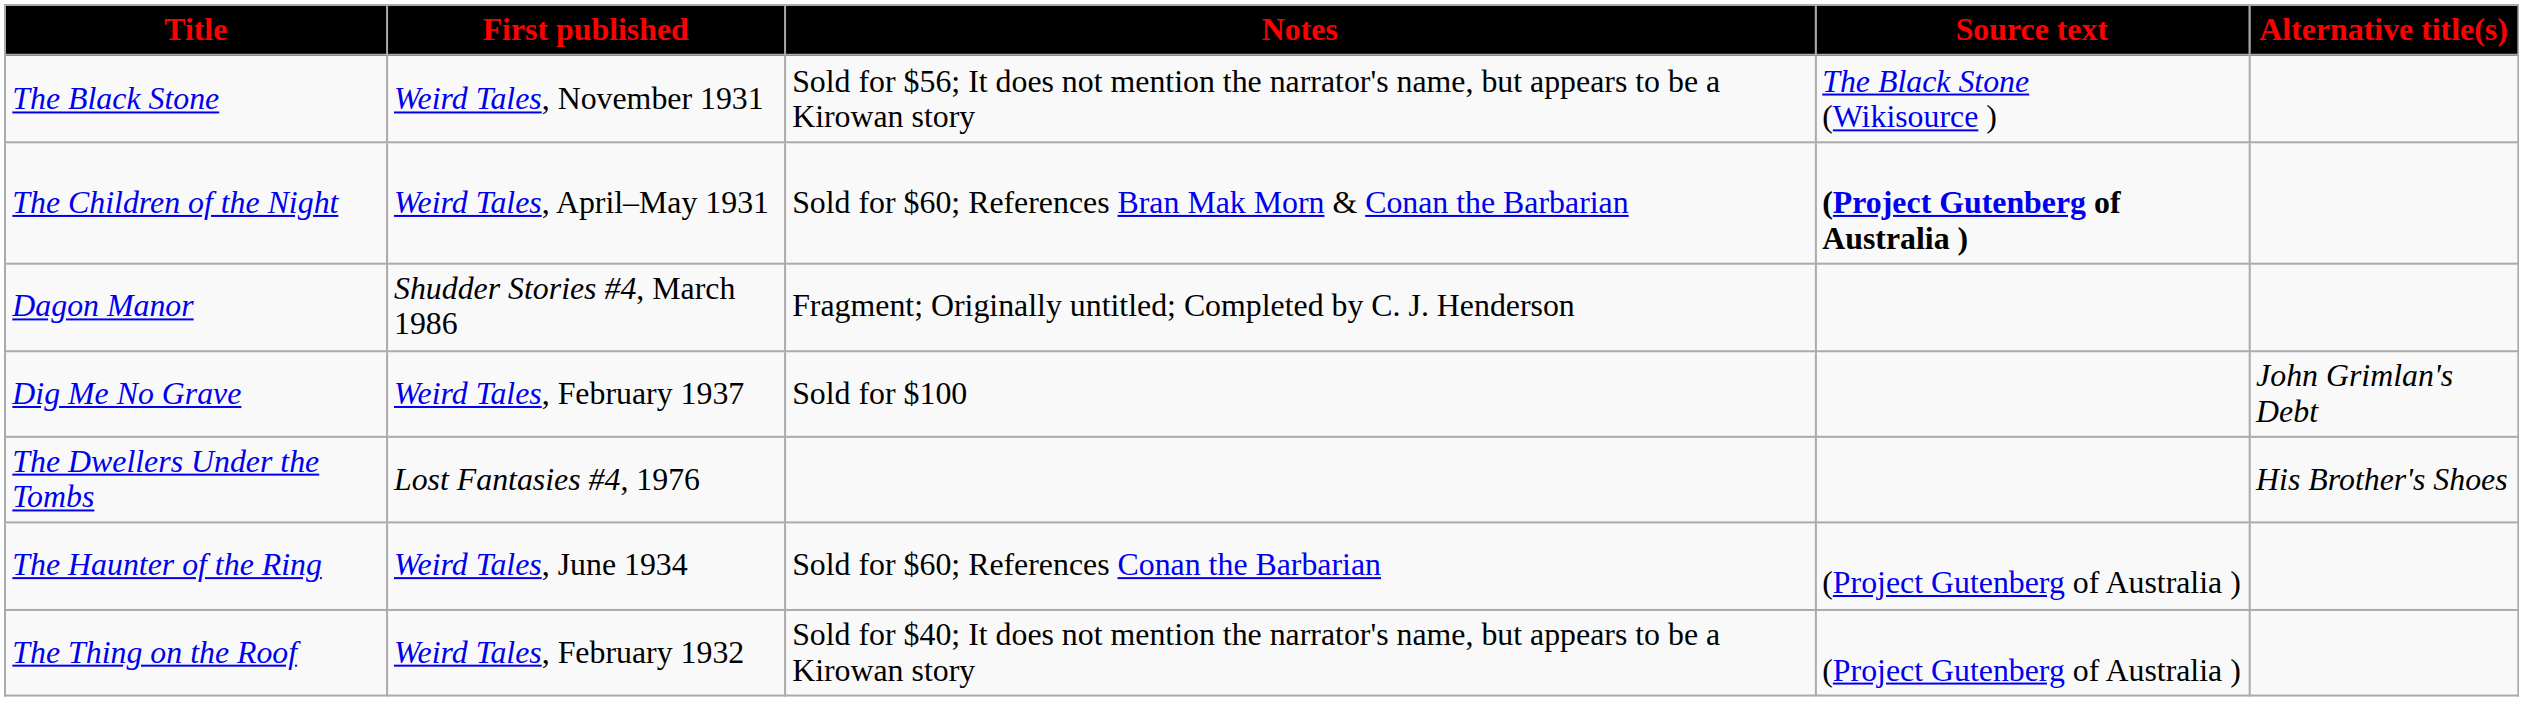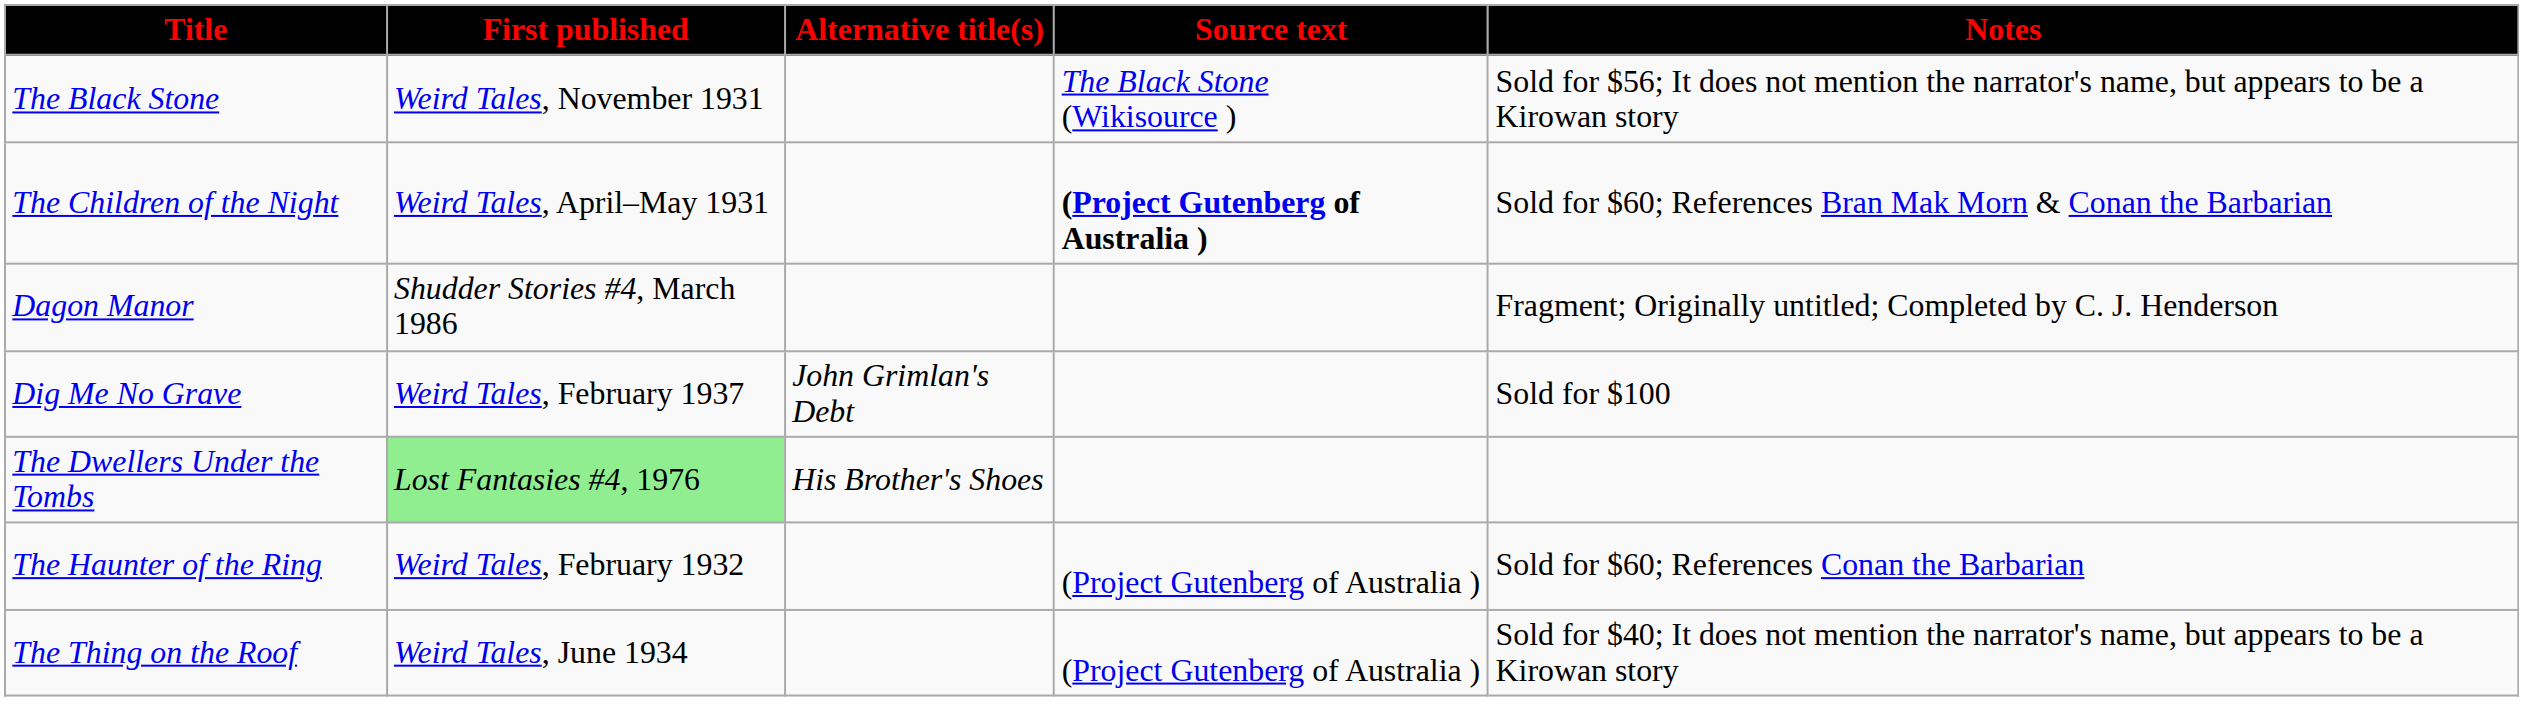columns swapped: (2384, 29) <-> (1300, 29)
(547, 479) no background -> (547, 479) lightgreen background
(541, 565) Weird Tales, June 1934 -> (569, 565) Weird Tales, February 1932
(569, 651) Weird Tales, February 1932 -> (541, 651) Weird Tales, June 1934
